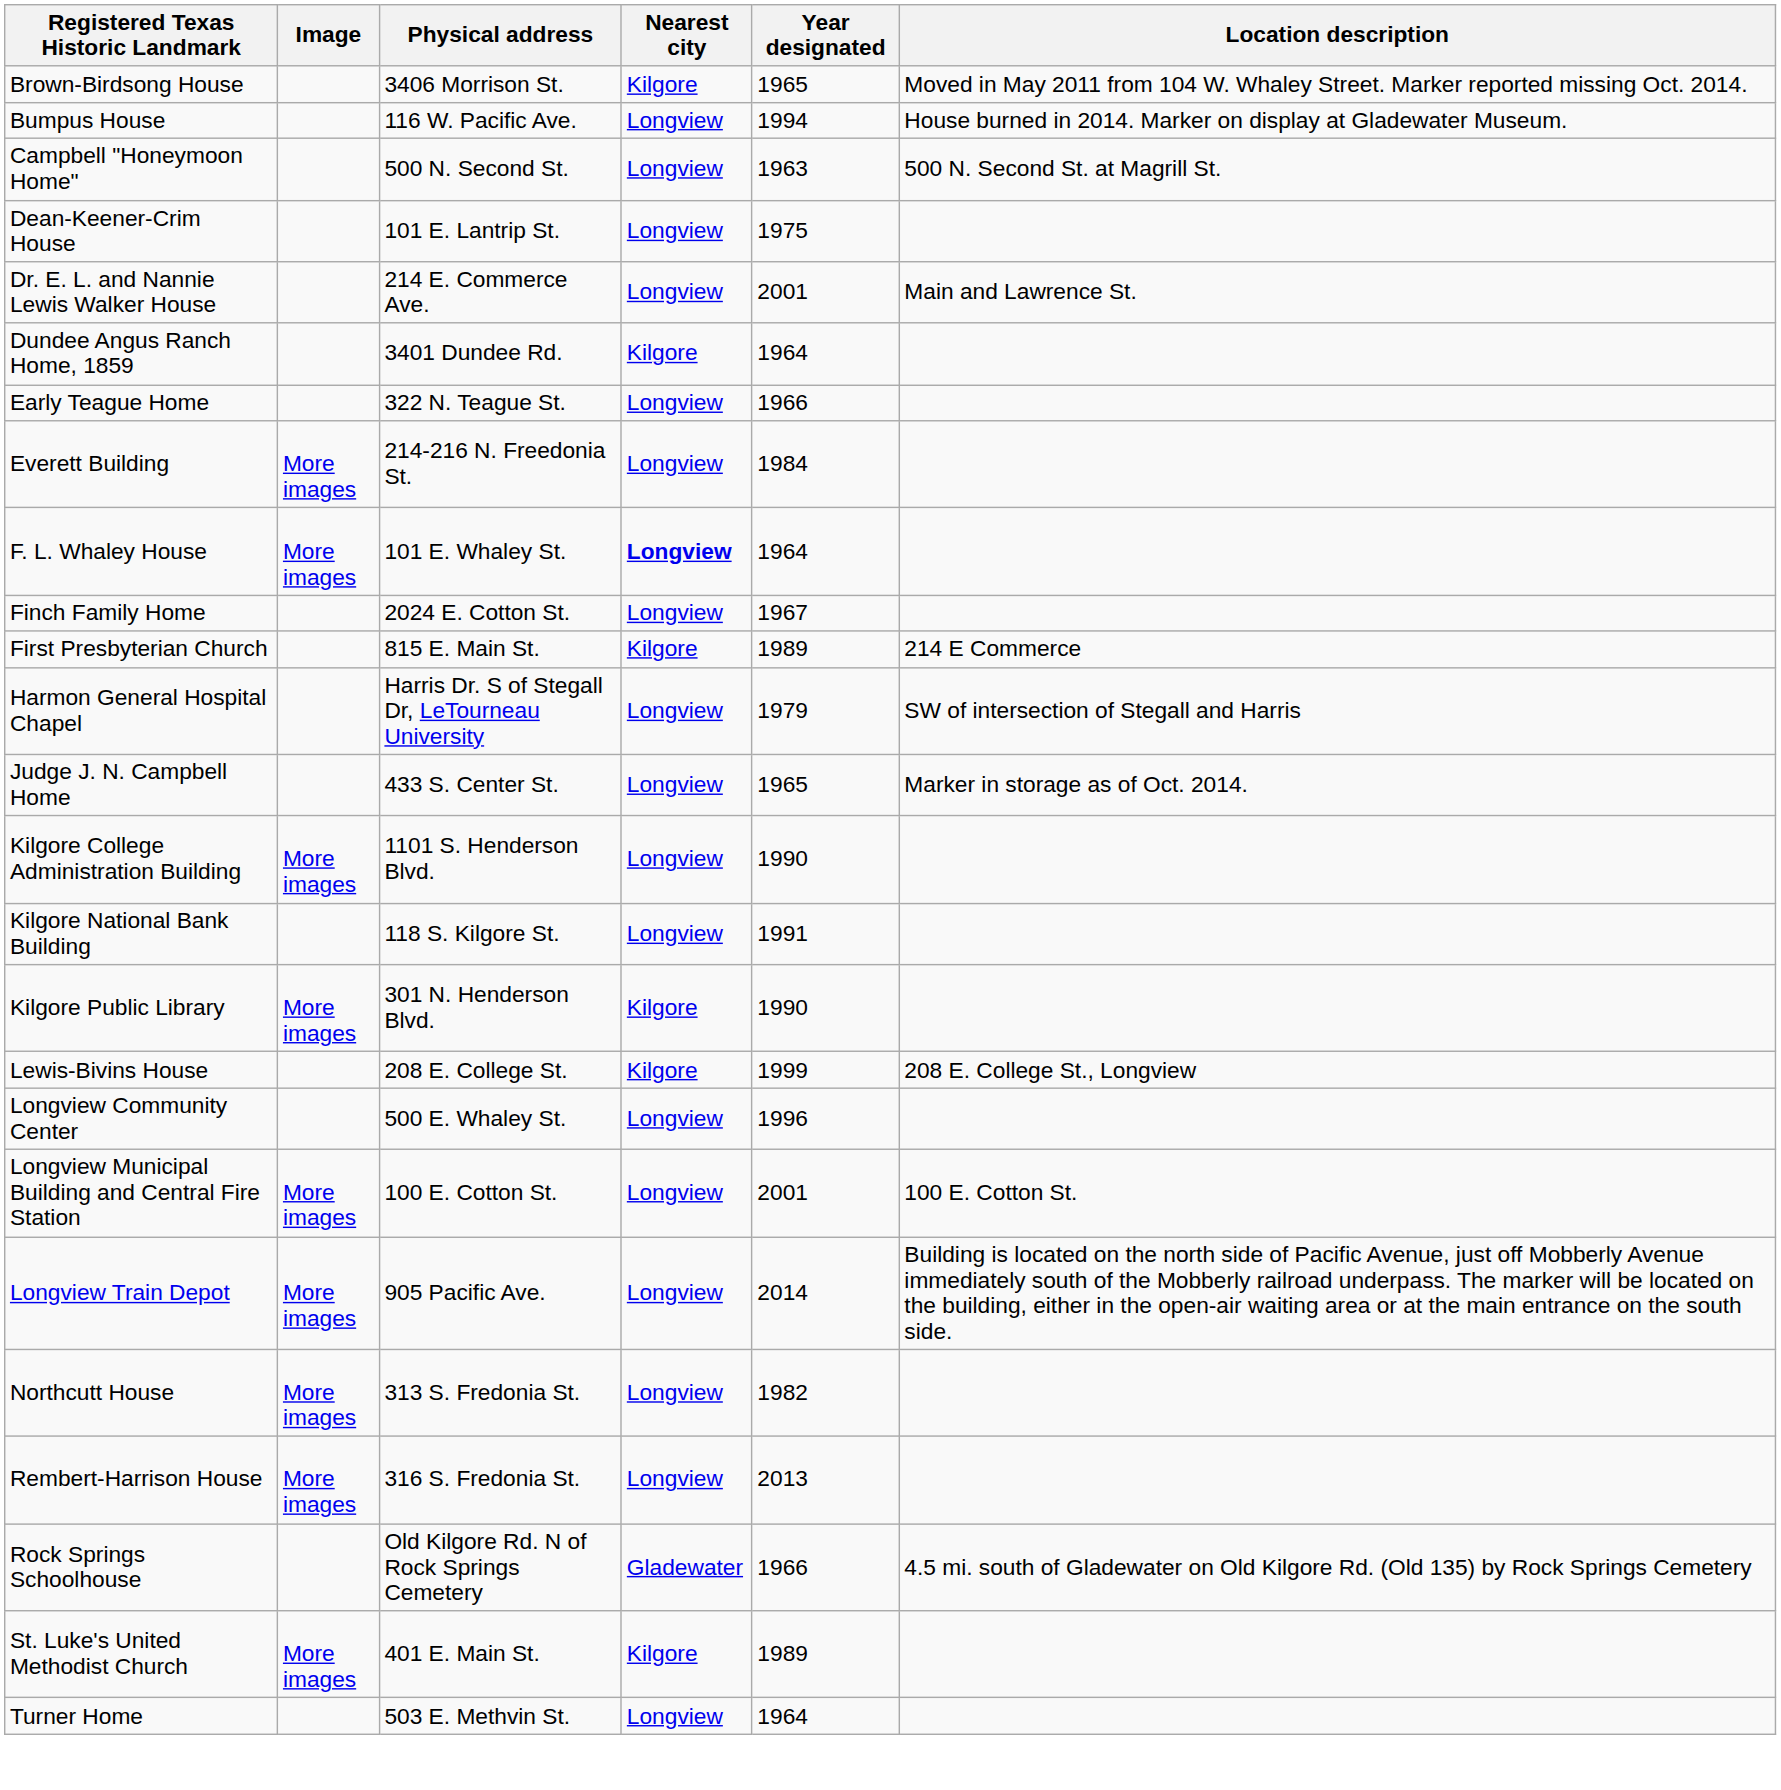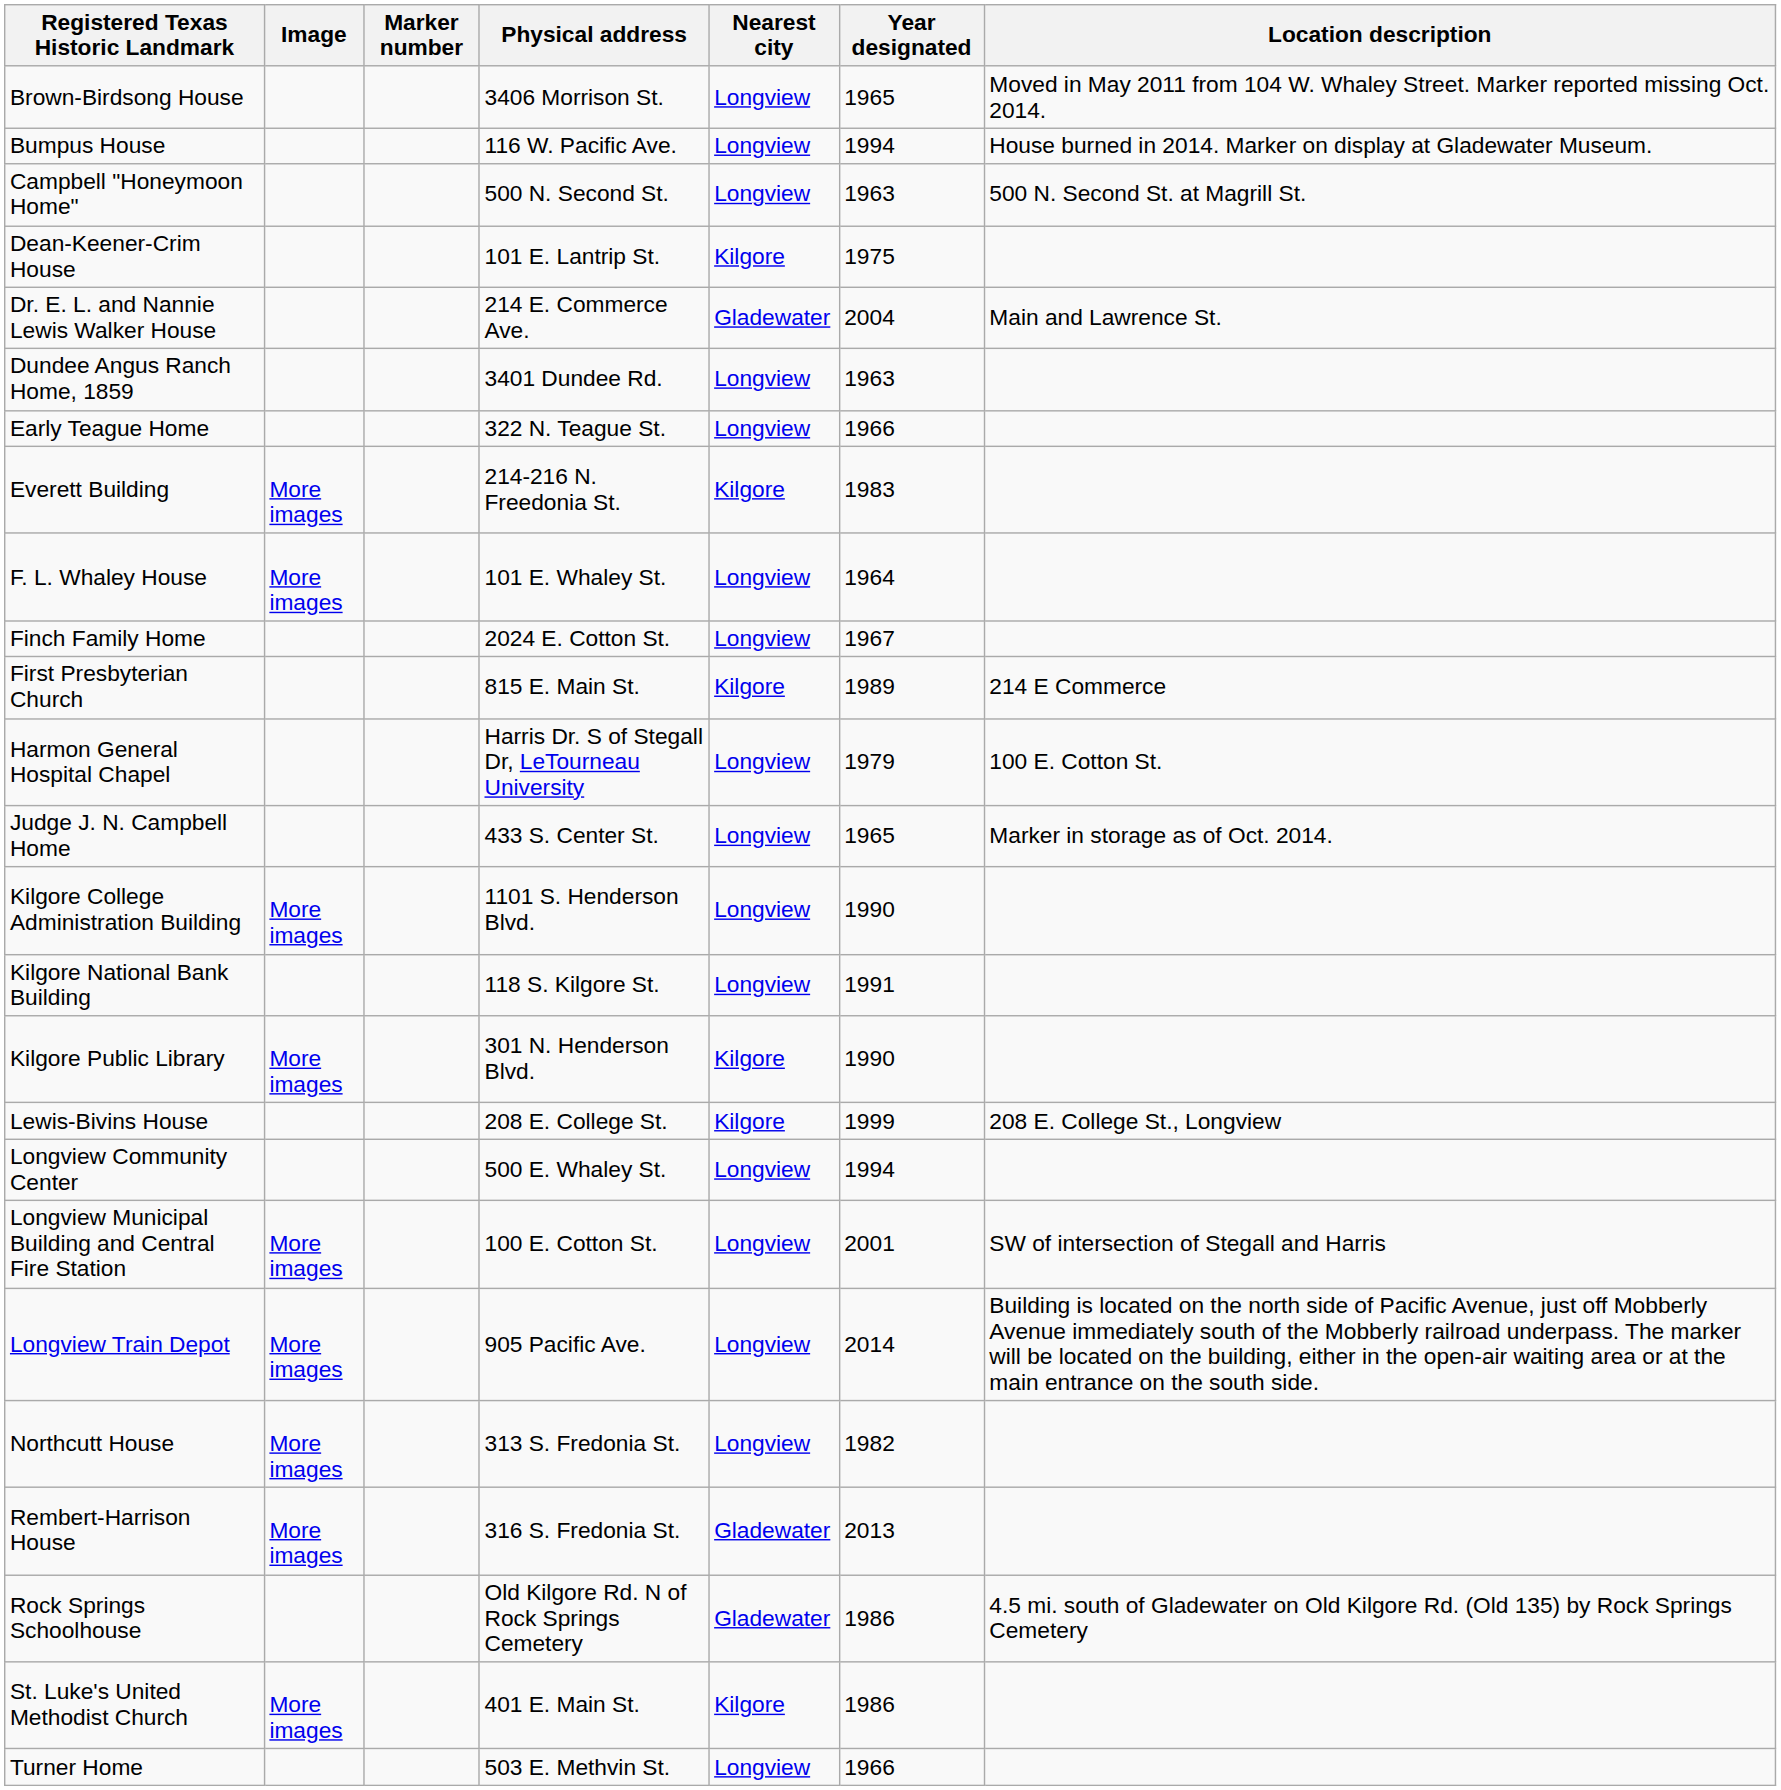+ column: (421, 35)
(662, 84) Kilgore -> (762, 96) Longview
(675, 230) Longview -> (749, 256) Kilgore
(675, 292) Longview -> (772, 317) Gladewater
(783, 292) 2001 -> (869, 317) 2004
(662, 353) Kilgore -> (762, 379) Longview
(783, 353) 1964 -> (869, 379) 1963
(675, 464) Longview -> (749, 489) Kilgore
(783, 464) 1984 -> (869, 489) 1983
(679, 551) bold -> (762, 576) normal
(1103, 710) SW of intersection of Stegall and Harris -> (1076, 761) 100 E. Cotton St.
(783, 1118) 1996 -> (869, 1169) 1994
(991, 1192) 100 E. Cotton St. -> (1188, 1243) SW of intersection of Stegall and Harris
(675, 1479) Longview -> (772, 1530) Gladewater
(783, 1566) 1966 -> (869, 1618) 1986
(783, 1654) 1989 -> (869, 1705) 1986
(783, 1715) 1964 -> (869, 1766) 1966
